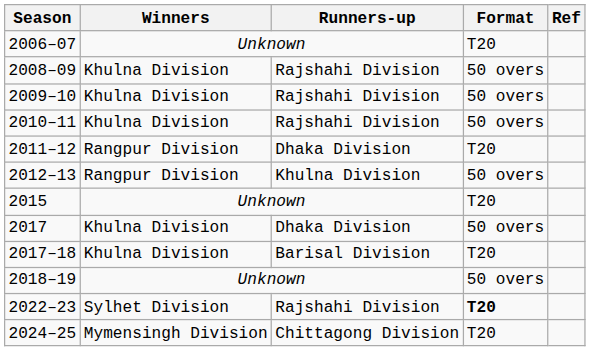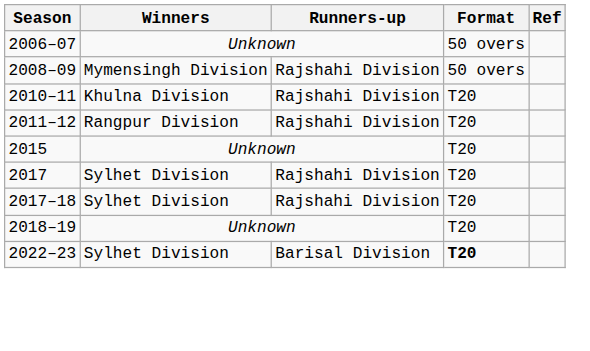(481, 44) T20 -> (486, 44) 50 overs
(156, 70) Khulna Division -> (176, 70) Mymensingh Division
- row: (42, 97)
(506, 123) 50 overs -> (462, 97) T20
(343, 149) Dhaka Division -> (358, 123) Rajshahi Division
- row: (42, 175)
(156, 228) Khulna Division -> (156, 175) Sylhet Division
(343, 228) Dhaka Division -> (358, 175) Rajshahi Division
(506, 228) 50 overs -> (462, 175) T20
(156, 254) Khulna Division -> (156, 202) Sylhet Division
(353, 254) Barisal Division -> (358, 202) Rajshahi Division
(506, 280) 50 overs -> (462, 228) T20
(358, 307) Rajshahi Division -> (353, 254) Barisal Division
- row: (42, 333)
